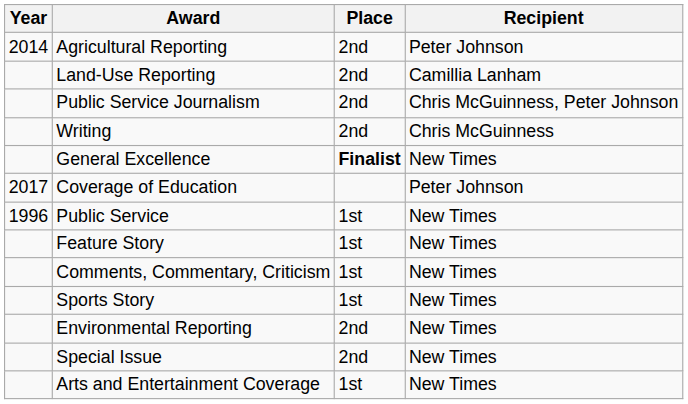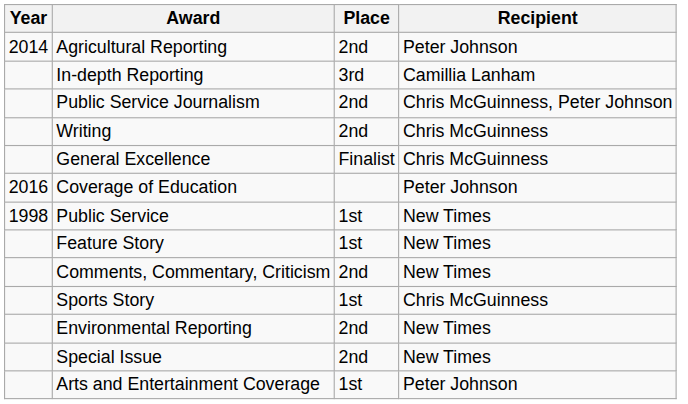+ row: (130, 74)
- row: (136, 74)
(370, 159) bold -> (367, 159) normal
(453, 159) New Times -> (476, 159) Chris McGuinness
(28, 187) 2017 -> (28, 187) 2016
(28, 215) 1996 -> (28, 215) 1998
(350, 272) 1st -> (353, 272) 2nd
(453, 300) New Times -> (476, 300) Chris McGuinness
(453, 384) New Times -> (460, 384) Peter Johnson
